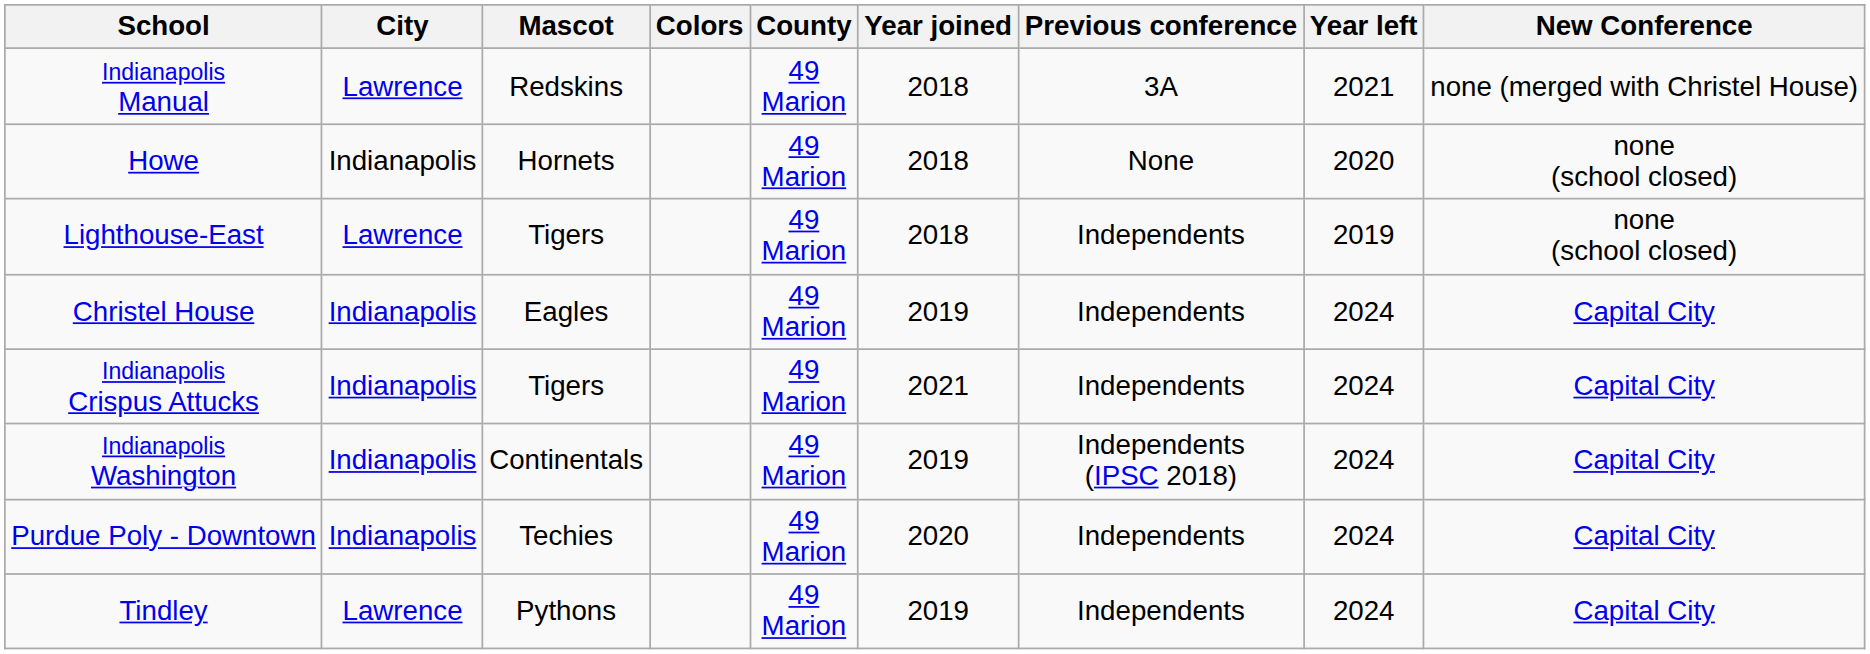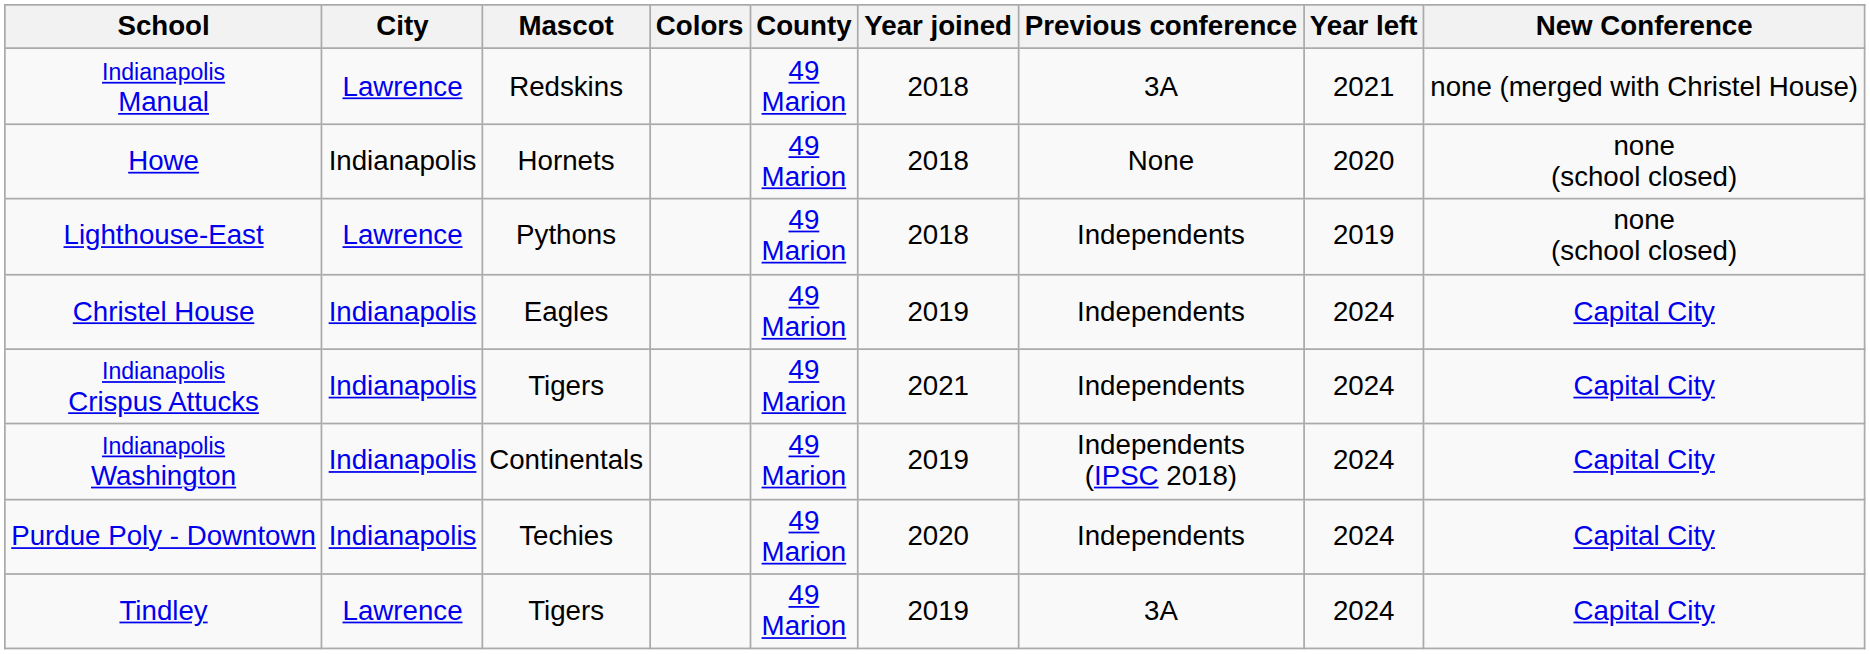(566, 235) Tigers -> (566, 235) Pythons
(566, 611) Pythons -> (566, 611) Tigers
(1161, 611) Independents -> (1161, 611) 3A
